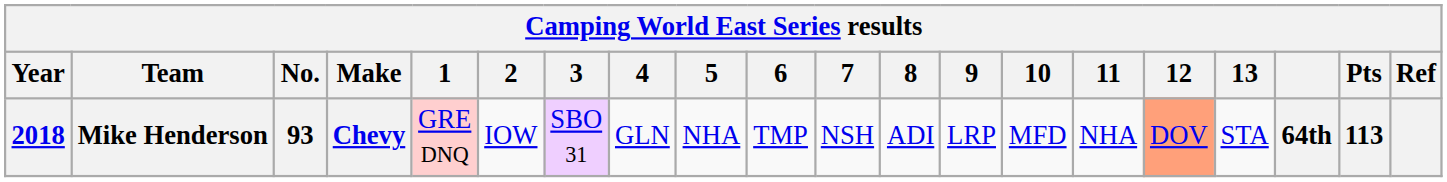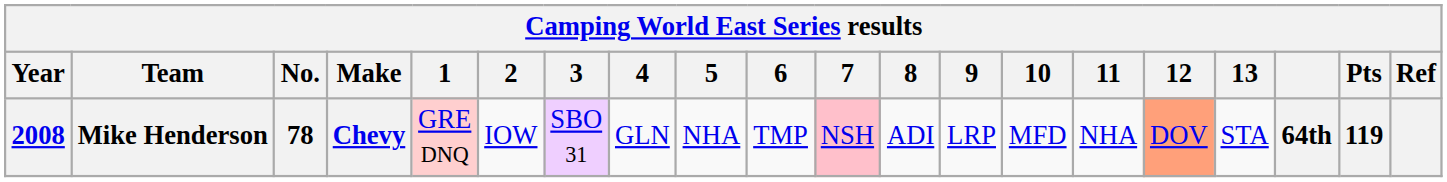(38, 136) 2018 -> (38, 136) 2008
(300, 136) 93 -> (300, 136) 78
(847, 136) no background -> (847, 136) pink background
(1364, 136) 113 -> (1364, 136) 119
